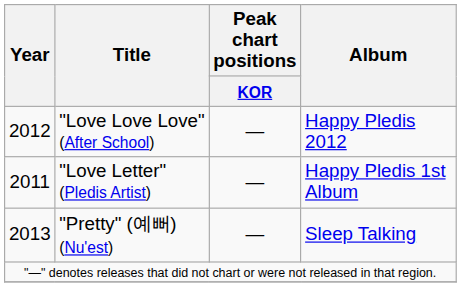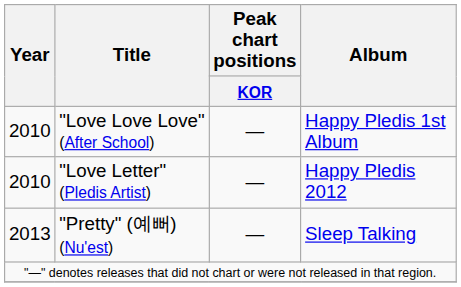(30, 131) 2012 -> (30, 131) 2010
(360, 131) Happy Pledis 2012 -> (375, 131) Happy Pledis 1st Album
(30, 182) 2011 -> (30, 182) 2010
(375, 182) Happy Pledis 1st Album -> (360, 182) Happy Pledis 2012
